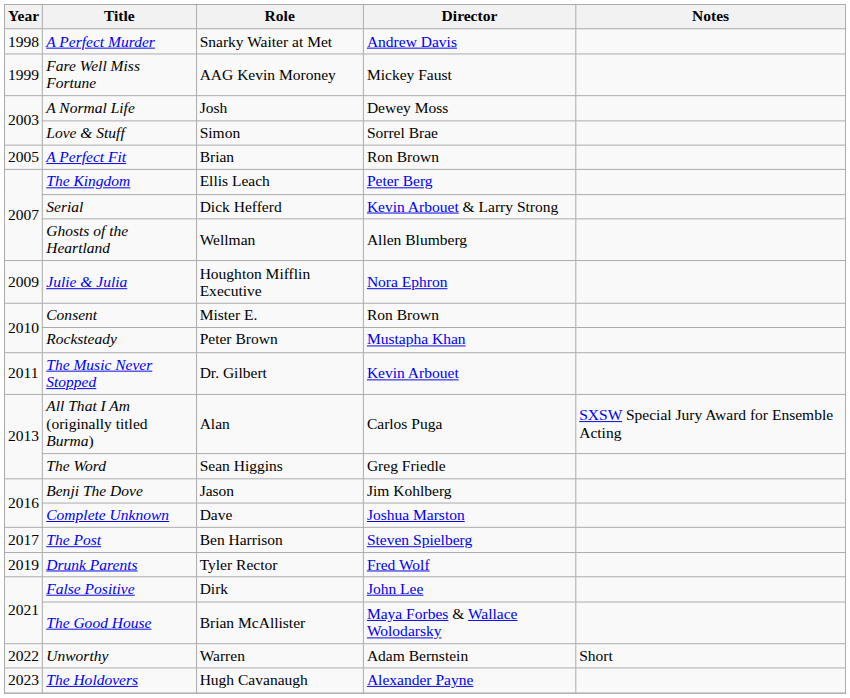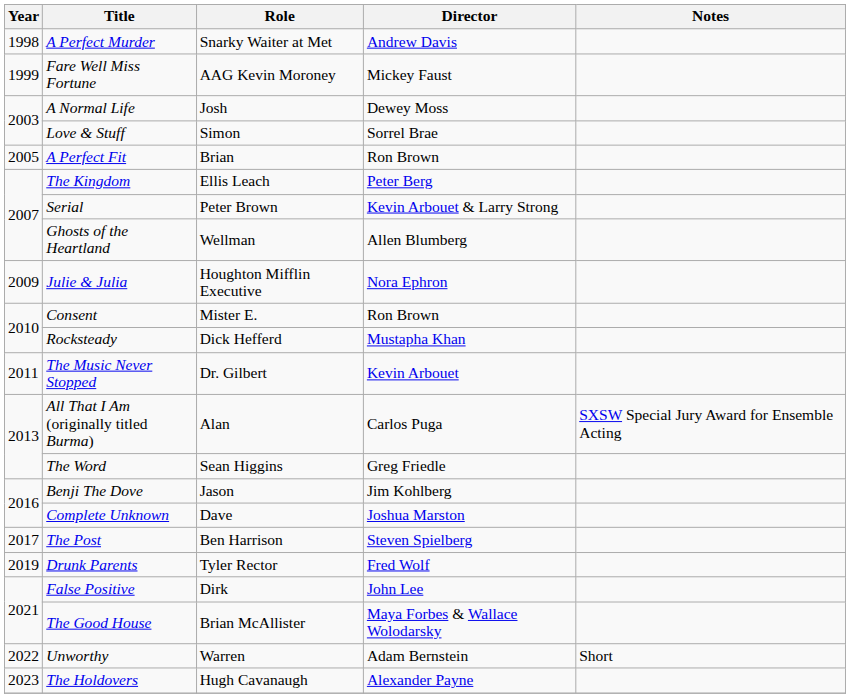(241, 206) Dick Hefferd -> (239, 206) Peter Brown
(239, 339) Peter Brown -> (241, 339) Dick Hefferd
